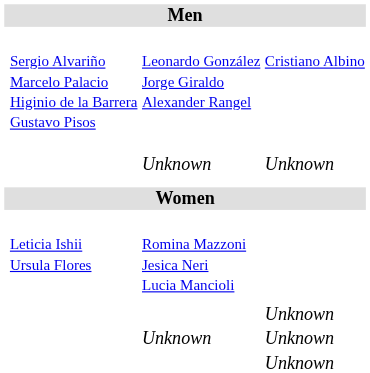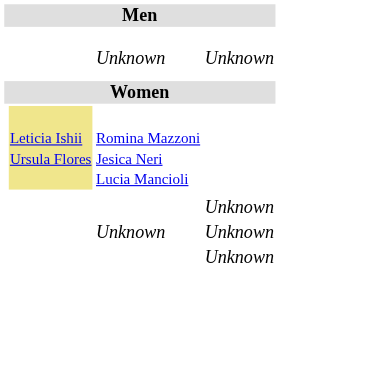- row: (201, 82)
(51, 255) no background -> (51, 148) khaki background
